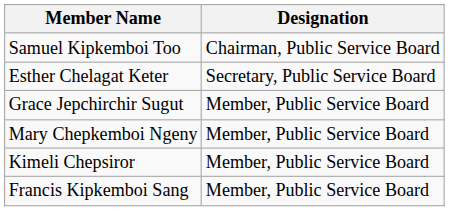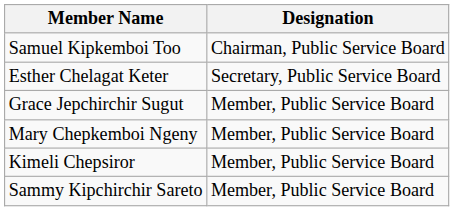- row: (99, 190)
+ row: (106, 190)
